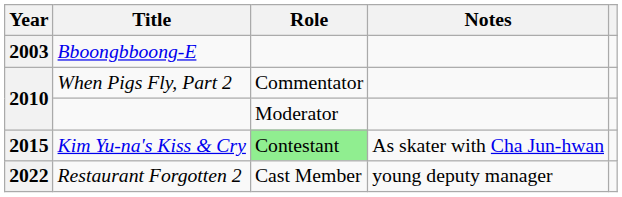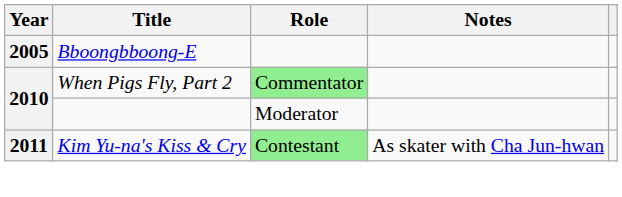(29, 51) 2003 -> (29, 51) 2005
(309, 82) no background -> (309, 82) lightgreen background
(29, 144) 2015 -> (29, 144) 2011
- row: (150, 176)
